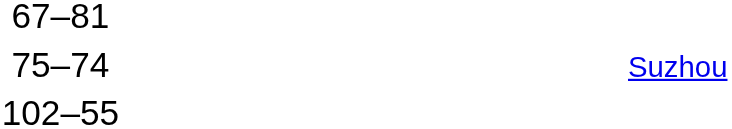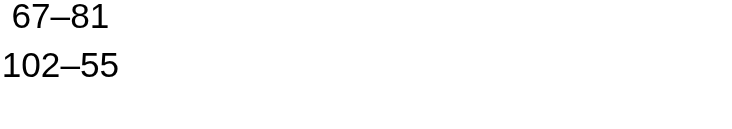- row: (60, 65)
